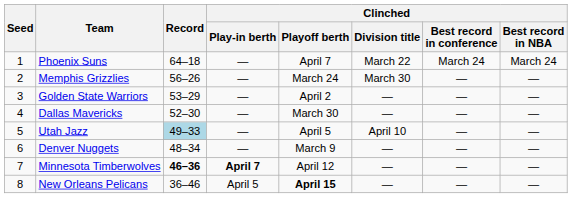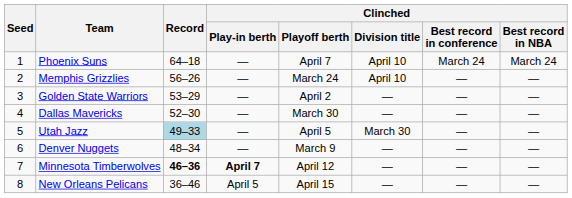(387, 61) March 22 -> (387, 61) April 10
(387, 78) March 30 -> (387, 78) April 10
(387, 131) April 10 -> (387, 131) March 30
(315, 184) bold -> (315, 184) normal
